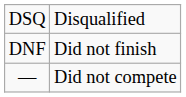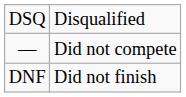rows swapped: (27, 48) <-> (27, 77)
